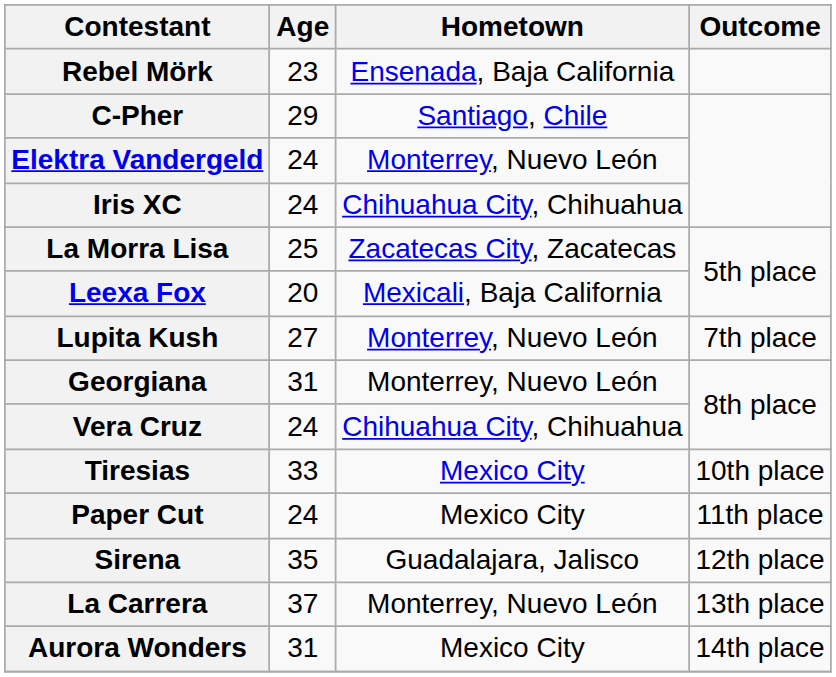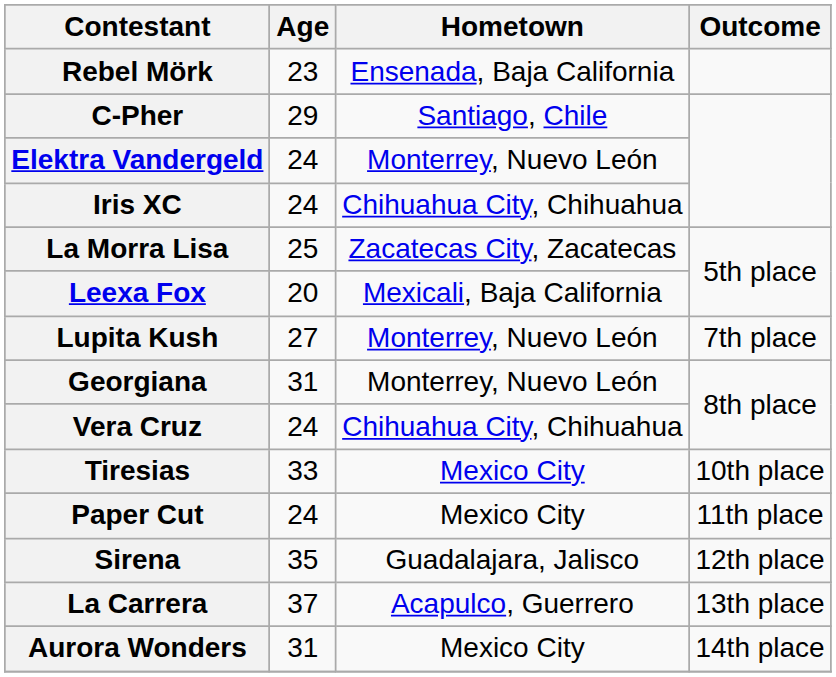(512, 603) Monterrey, Nuevo León -> (512, 603) Acapulco, Guerrero
